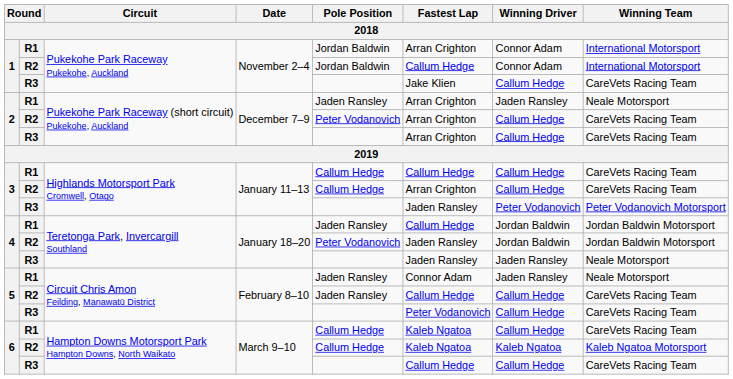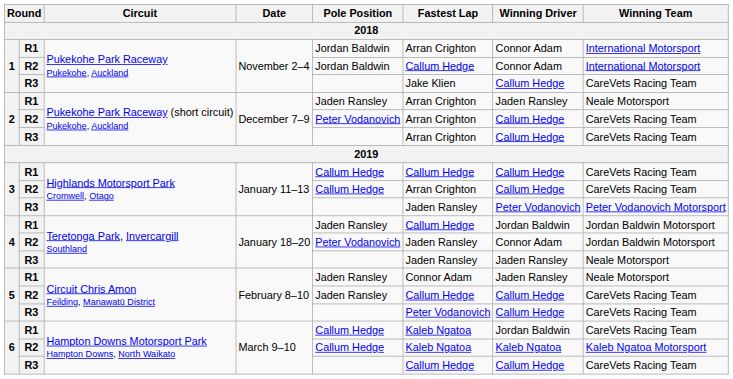(533, 242) Jordan Baldwin -> (529, 242) Connor Adam
(530, 330) Callum Hedge -> (533, 330) Jordan Baldwin
